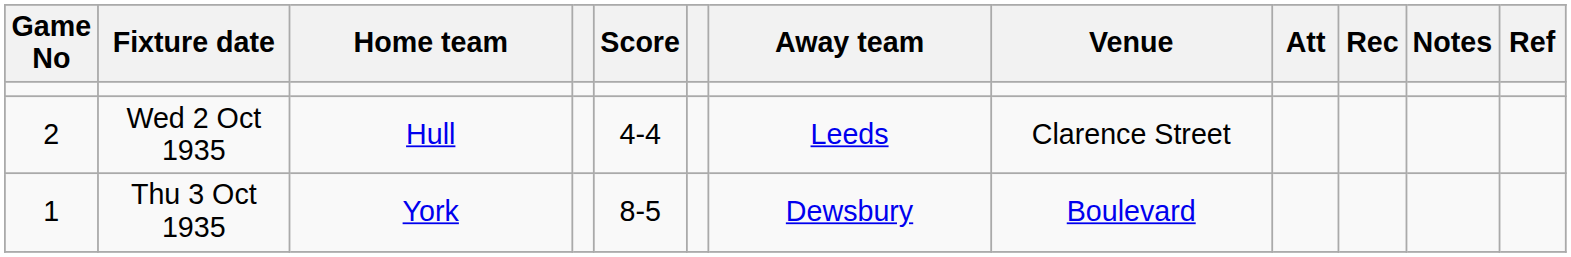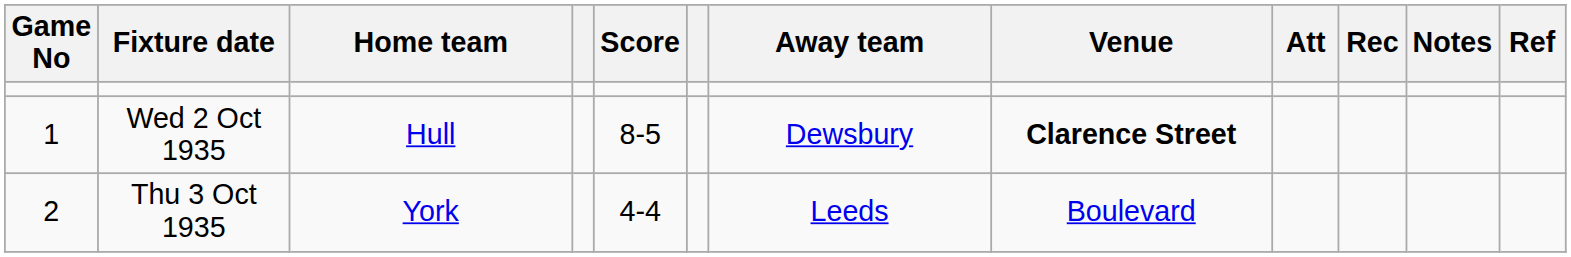(51, 134) 2 -> (51, 134) 1
(640, 134) 4-4 -> (640, 134) 8-5
(850, 134) Leeds -> (850, 134) Dewsbury
(1131, 134) normal -> (1131, 134) bold
(51, 211) 1 -> (51, 211) 2
(640, 211) 8-5 -> (640, 211) 4-4
(850, 211) Dewsbury -> (850, 211) Leeds
